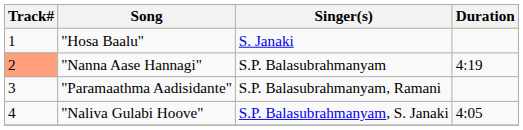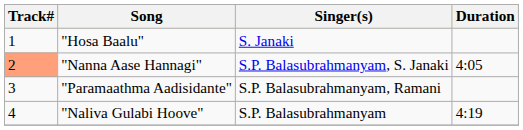(313, 64) S.P. Balasubrahmanyam -> (344, 64) S.P. Balasubrahmanyam, S. Janaki
(469, 64) 4:19 -> (469, 64) 4:05
(344, 112) S.P. Balasubrahmanyam, S. Janaki -> (313, 112) S.P. Balasubrahmanyam
(469, 112) 4:05 -> (469, 112) 4:19
